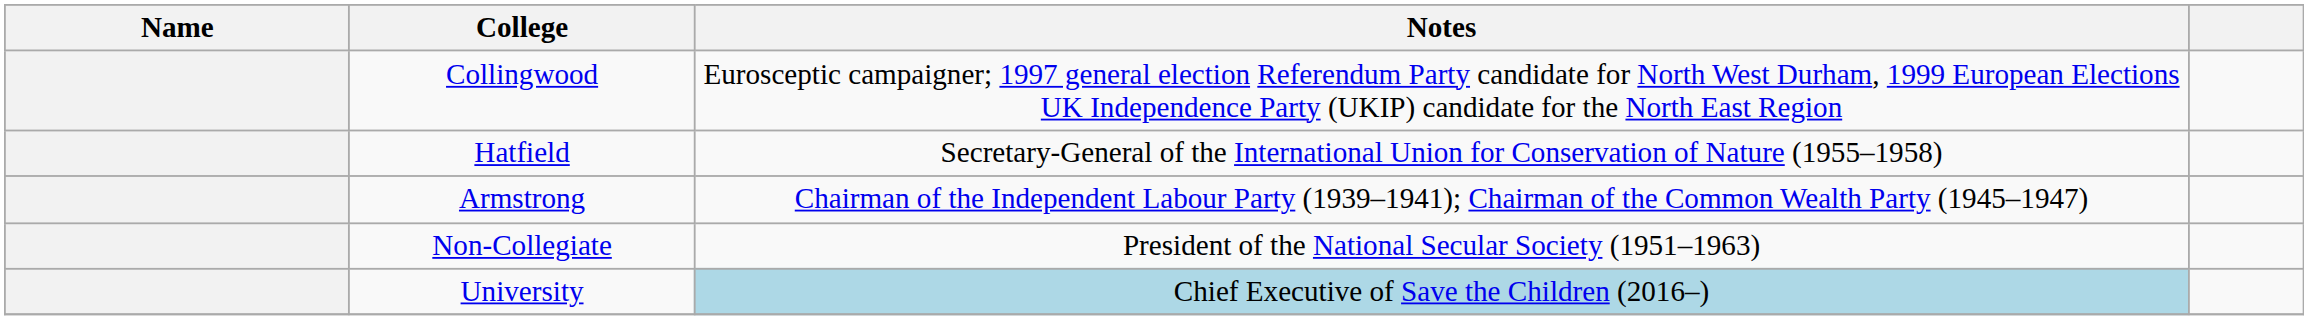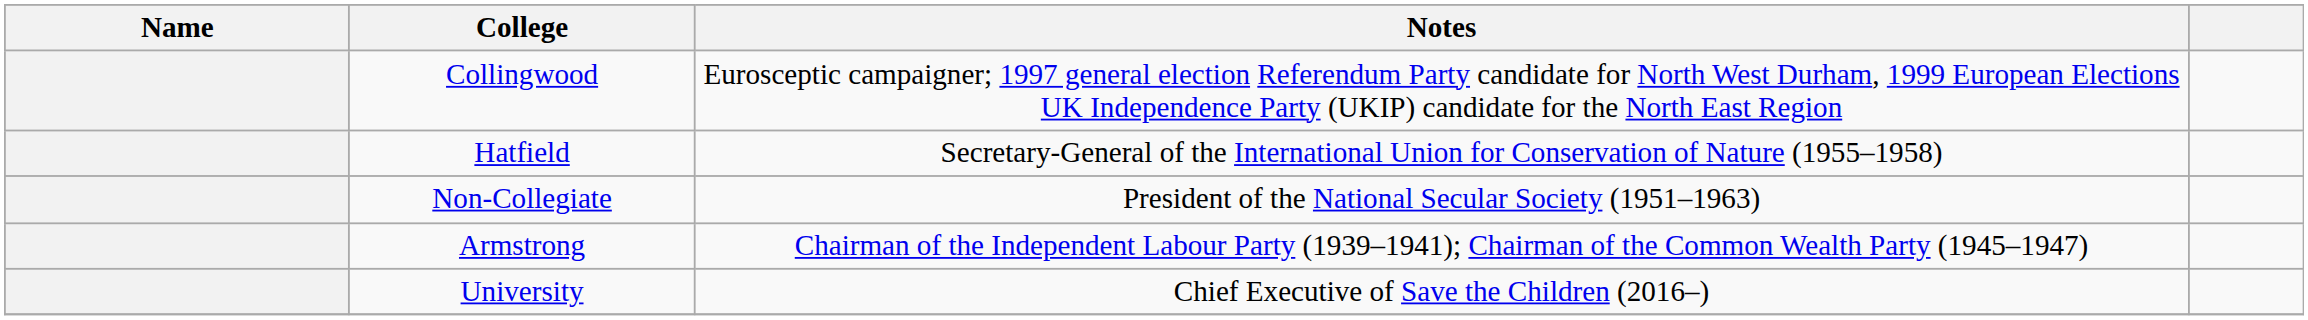rows swapped: (522, 245) <-> (522, 198)
(1442, 291) lightblue background -> (1442, 291) no background
